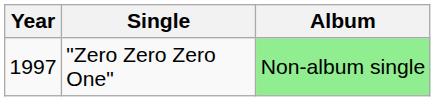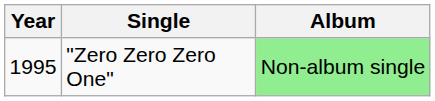(33, 66) 1997 -> (33, 66) 1995
